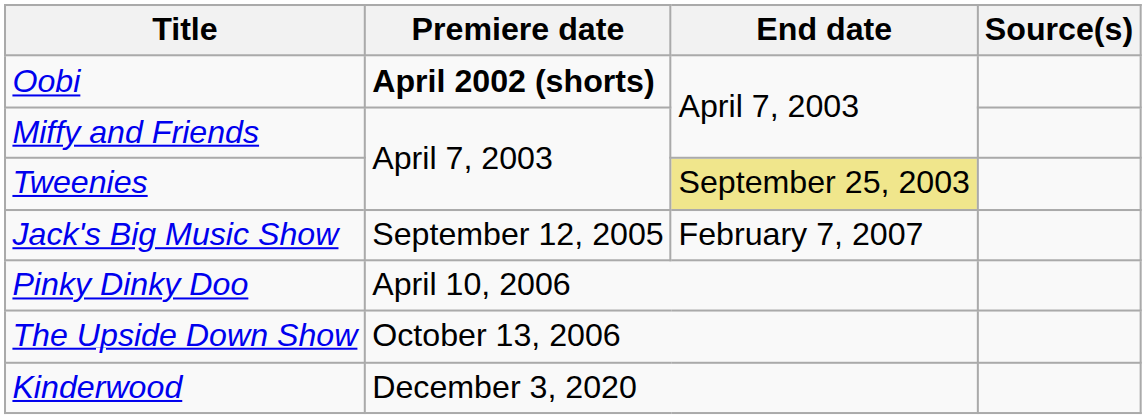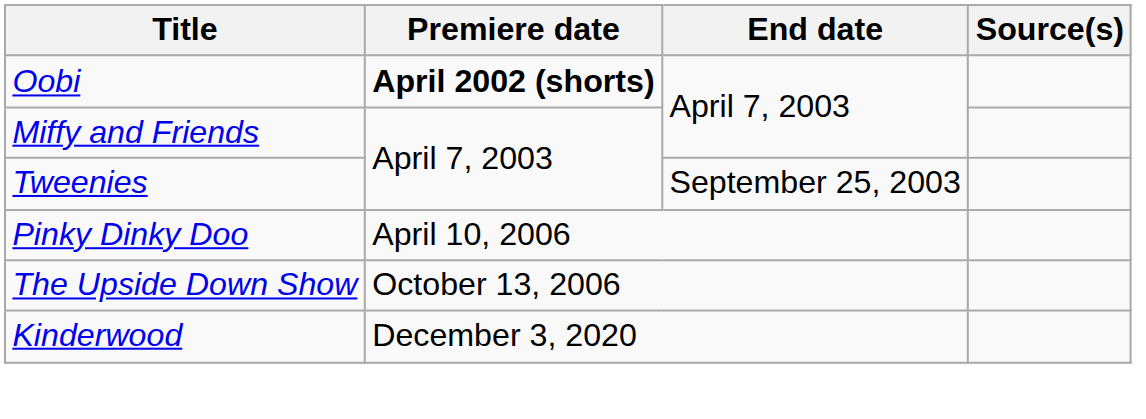(824, 183) khaki background -> (815, 183) no background
- row: (175, 234)
